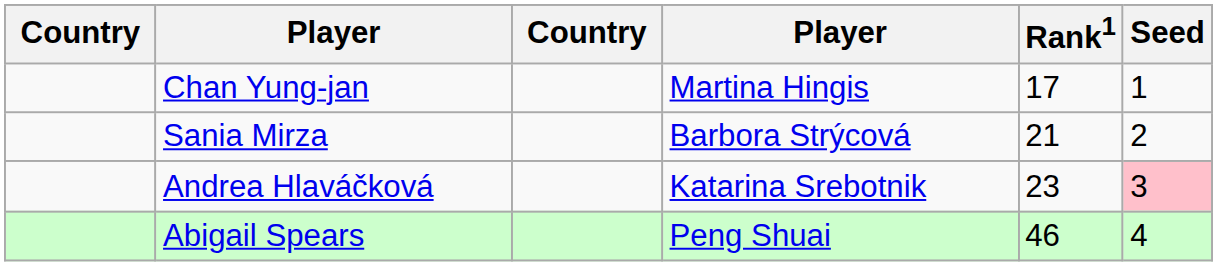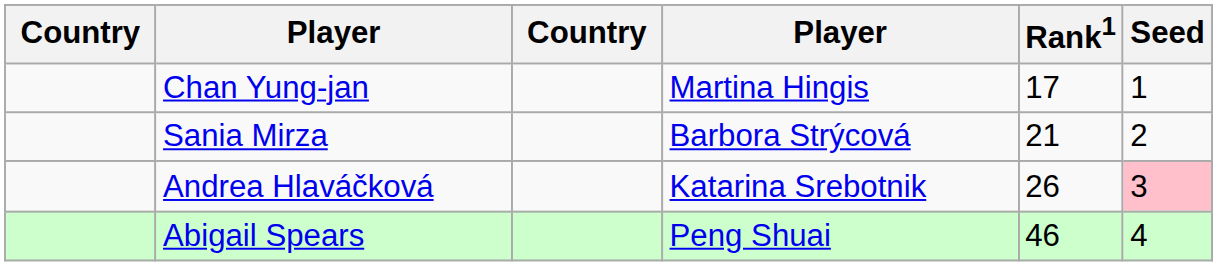(1043, 186) 23 -> (1043, 186) 26
